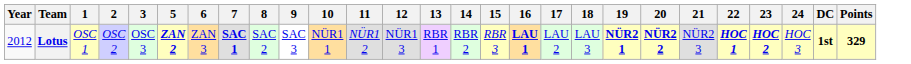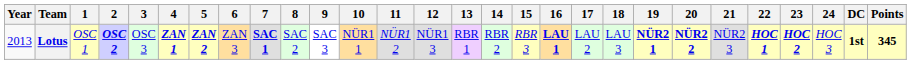+ column: (174, 14)
(20, 41) 2012 -> (20, 41) 2013
(114, 41) normal -> (114, 41) bold
(856, 41) 329 -> (887, 41) 345
